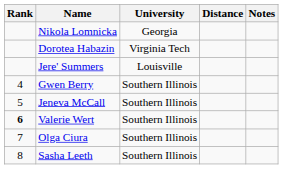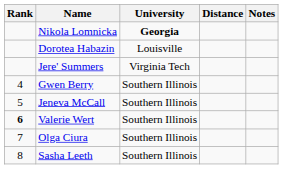(160, 31) normal -> (160, 31) bold
(160, 48) Virginia Tech -> (160, 48) Louisville
(160, 66) Louisville -> (160, 66) Virginia Tech
